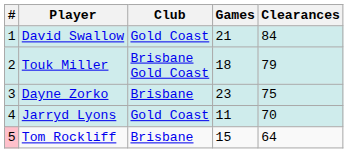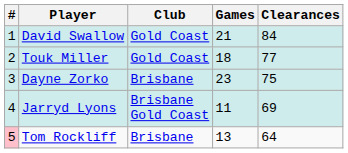(170, 66) Brisbane Gold Coast -> (170, 58) Gold Coast
(269, 66) 79 -> (269, 58) 77
(170, 116) Gold Coast -> (170, 108) Brisbane Gold Coast
(269, 116) 70 -> (269, 108) 69
(223, 137) 15 -> (223, 137) 13
